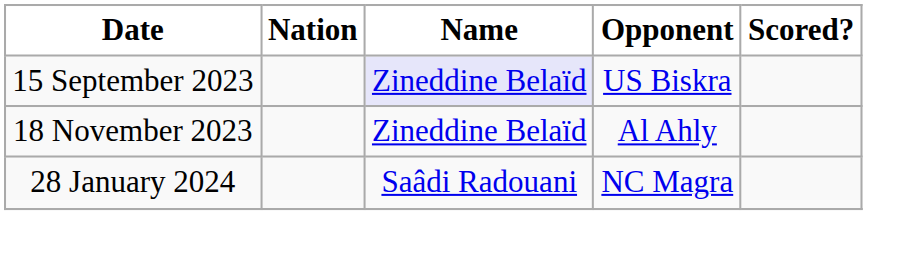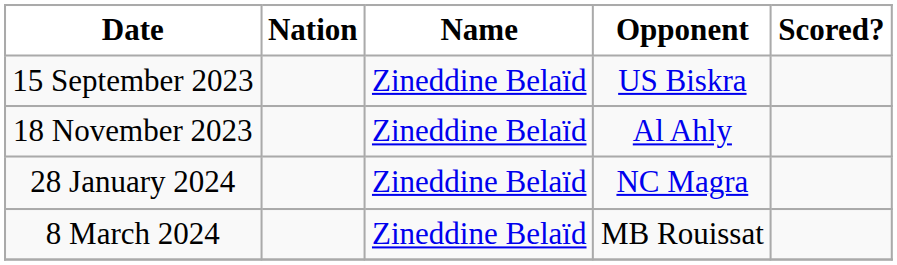(479, 80) lavender background -> (479, 80) no background
(479, 182) Saâdi Radouani -> (479, 182) Zineddine Belaïd
+ row: (133, 233)
